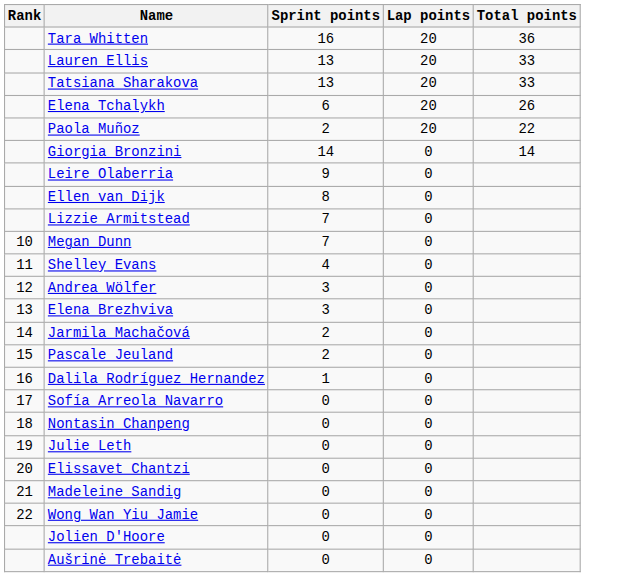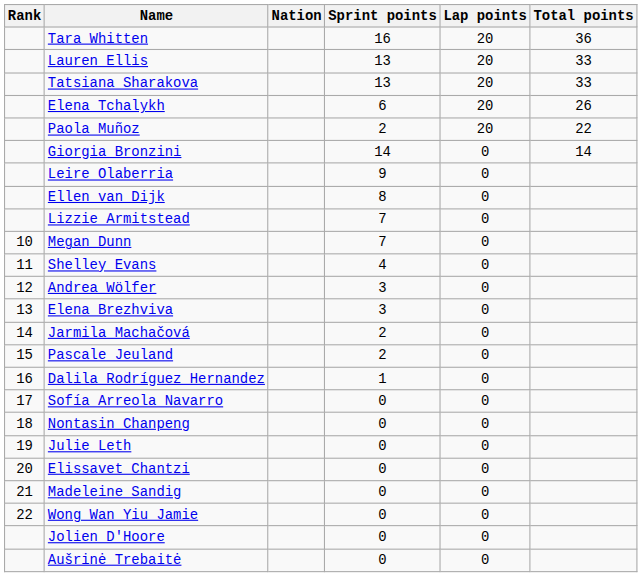+ column: (297, 16)
